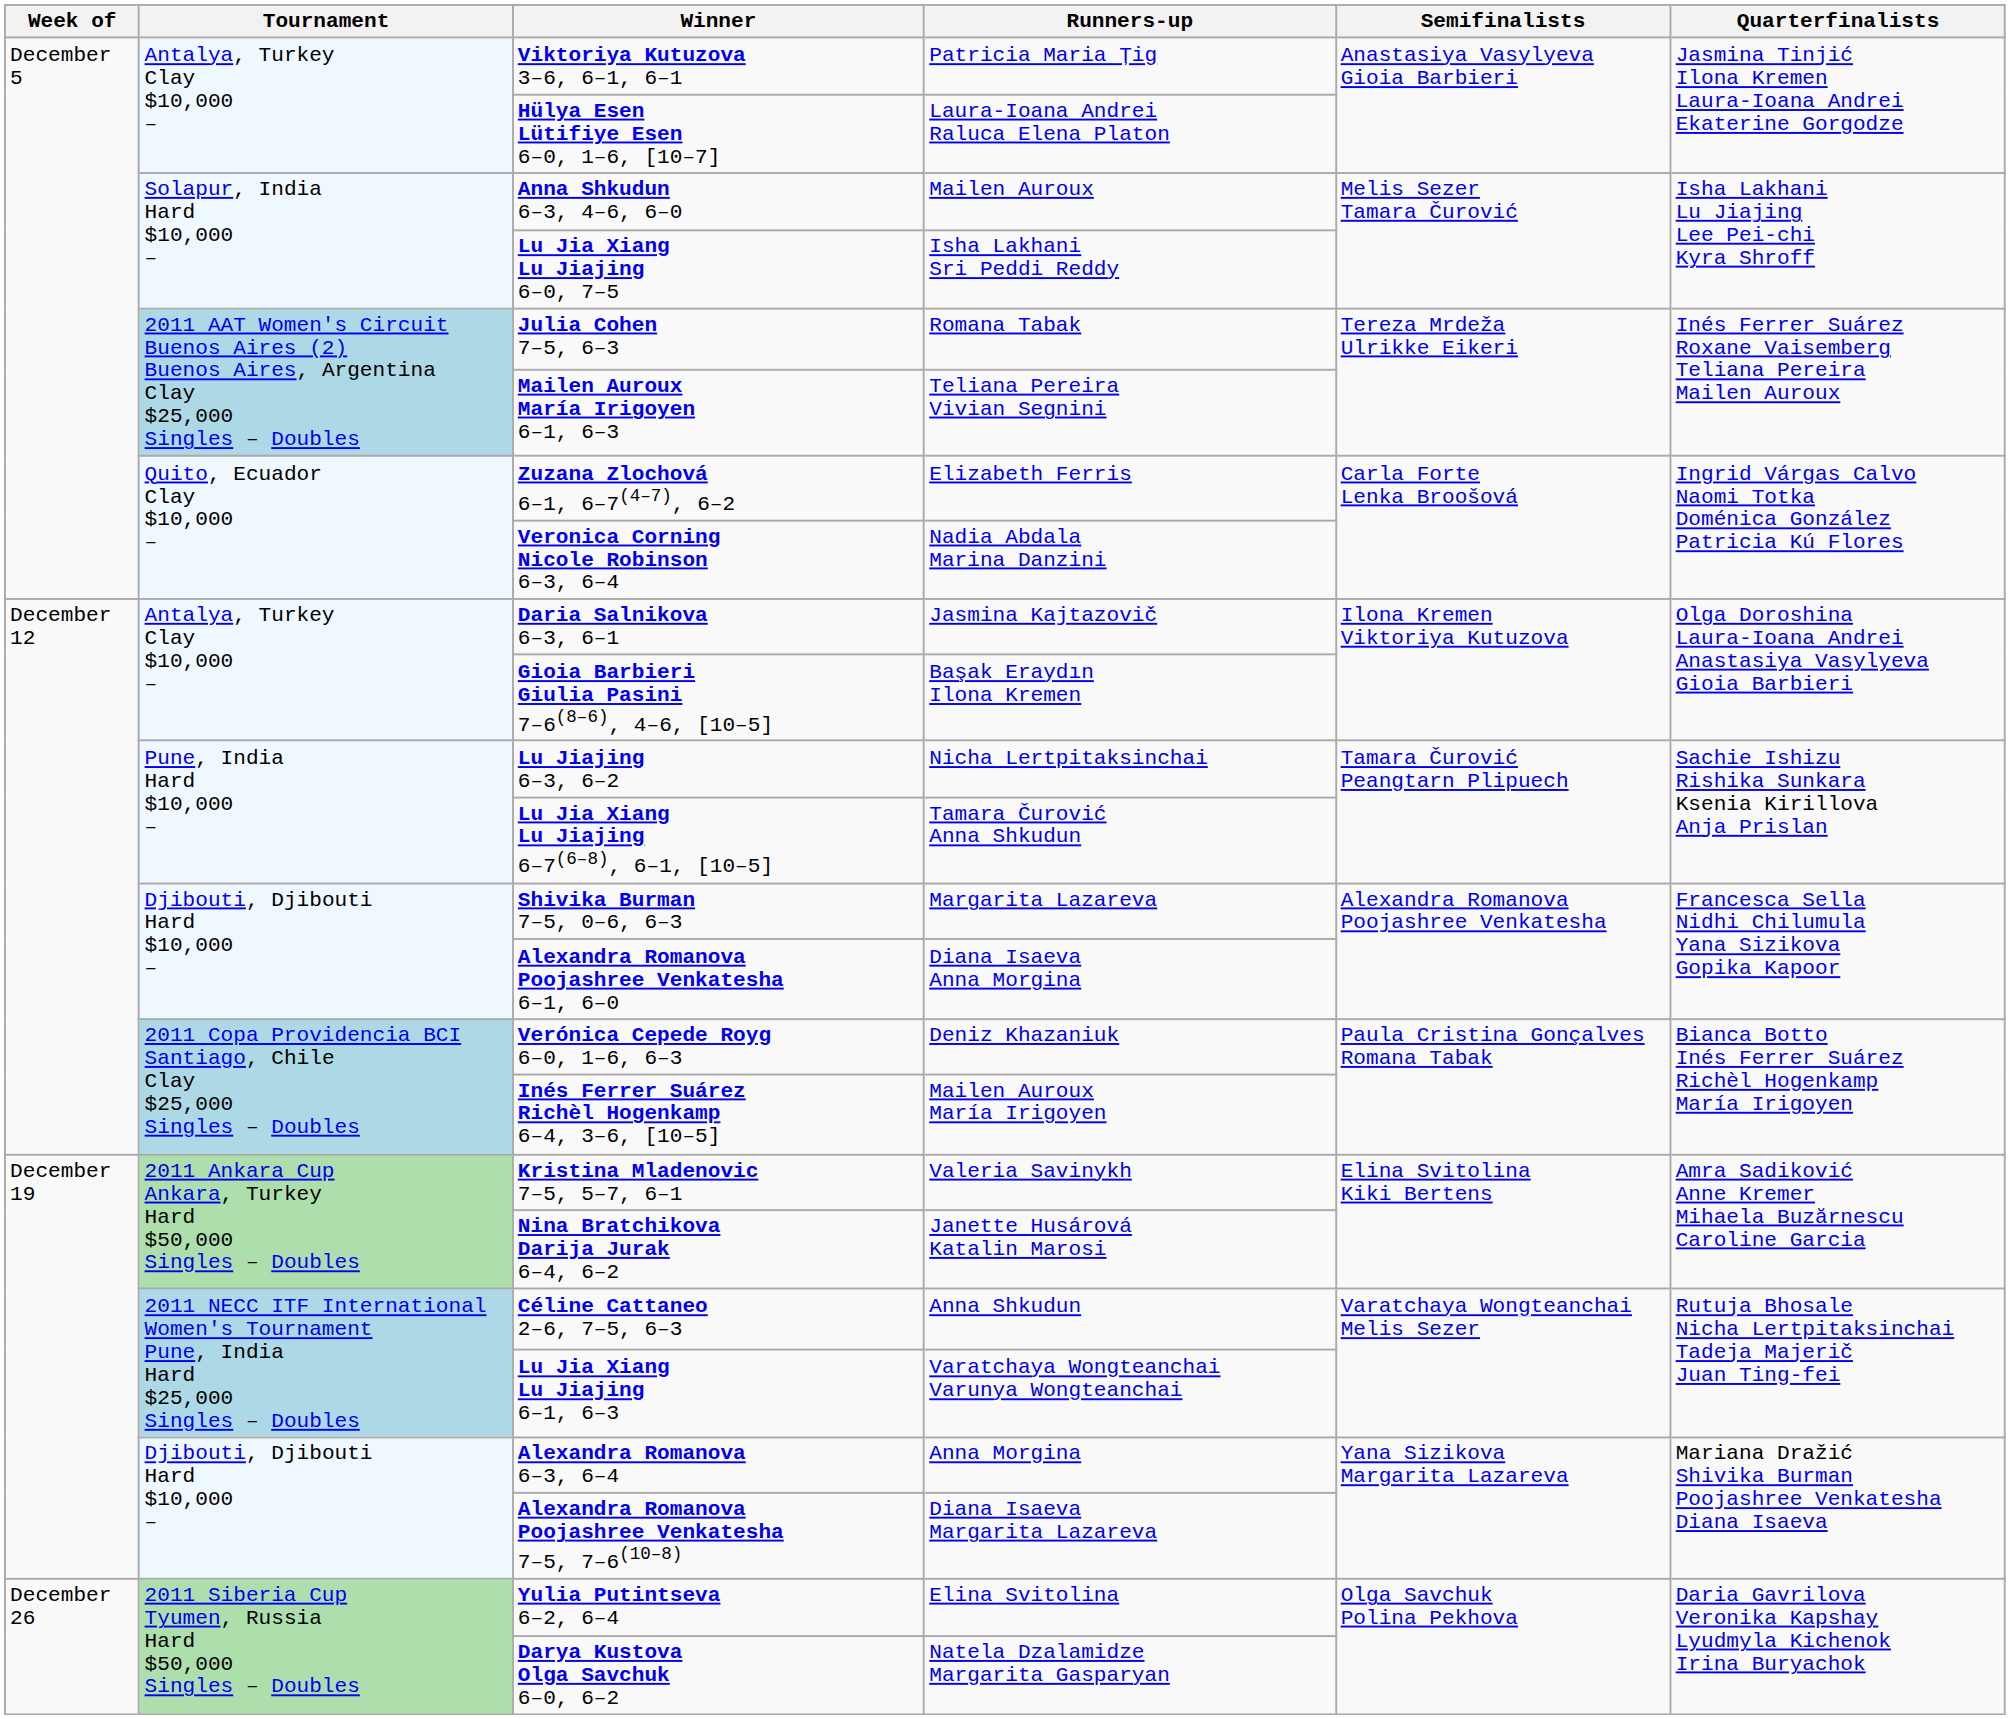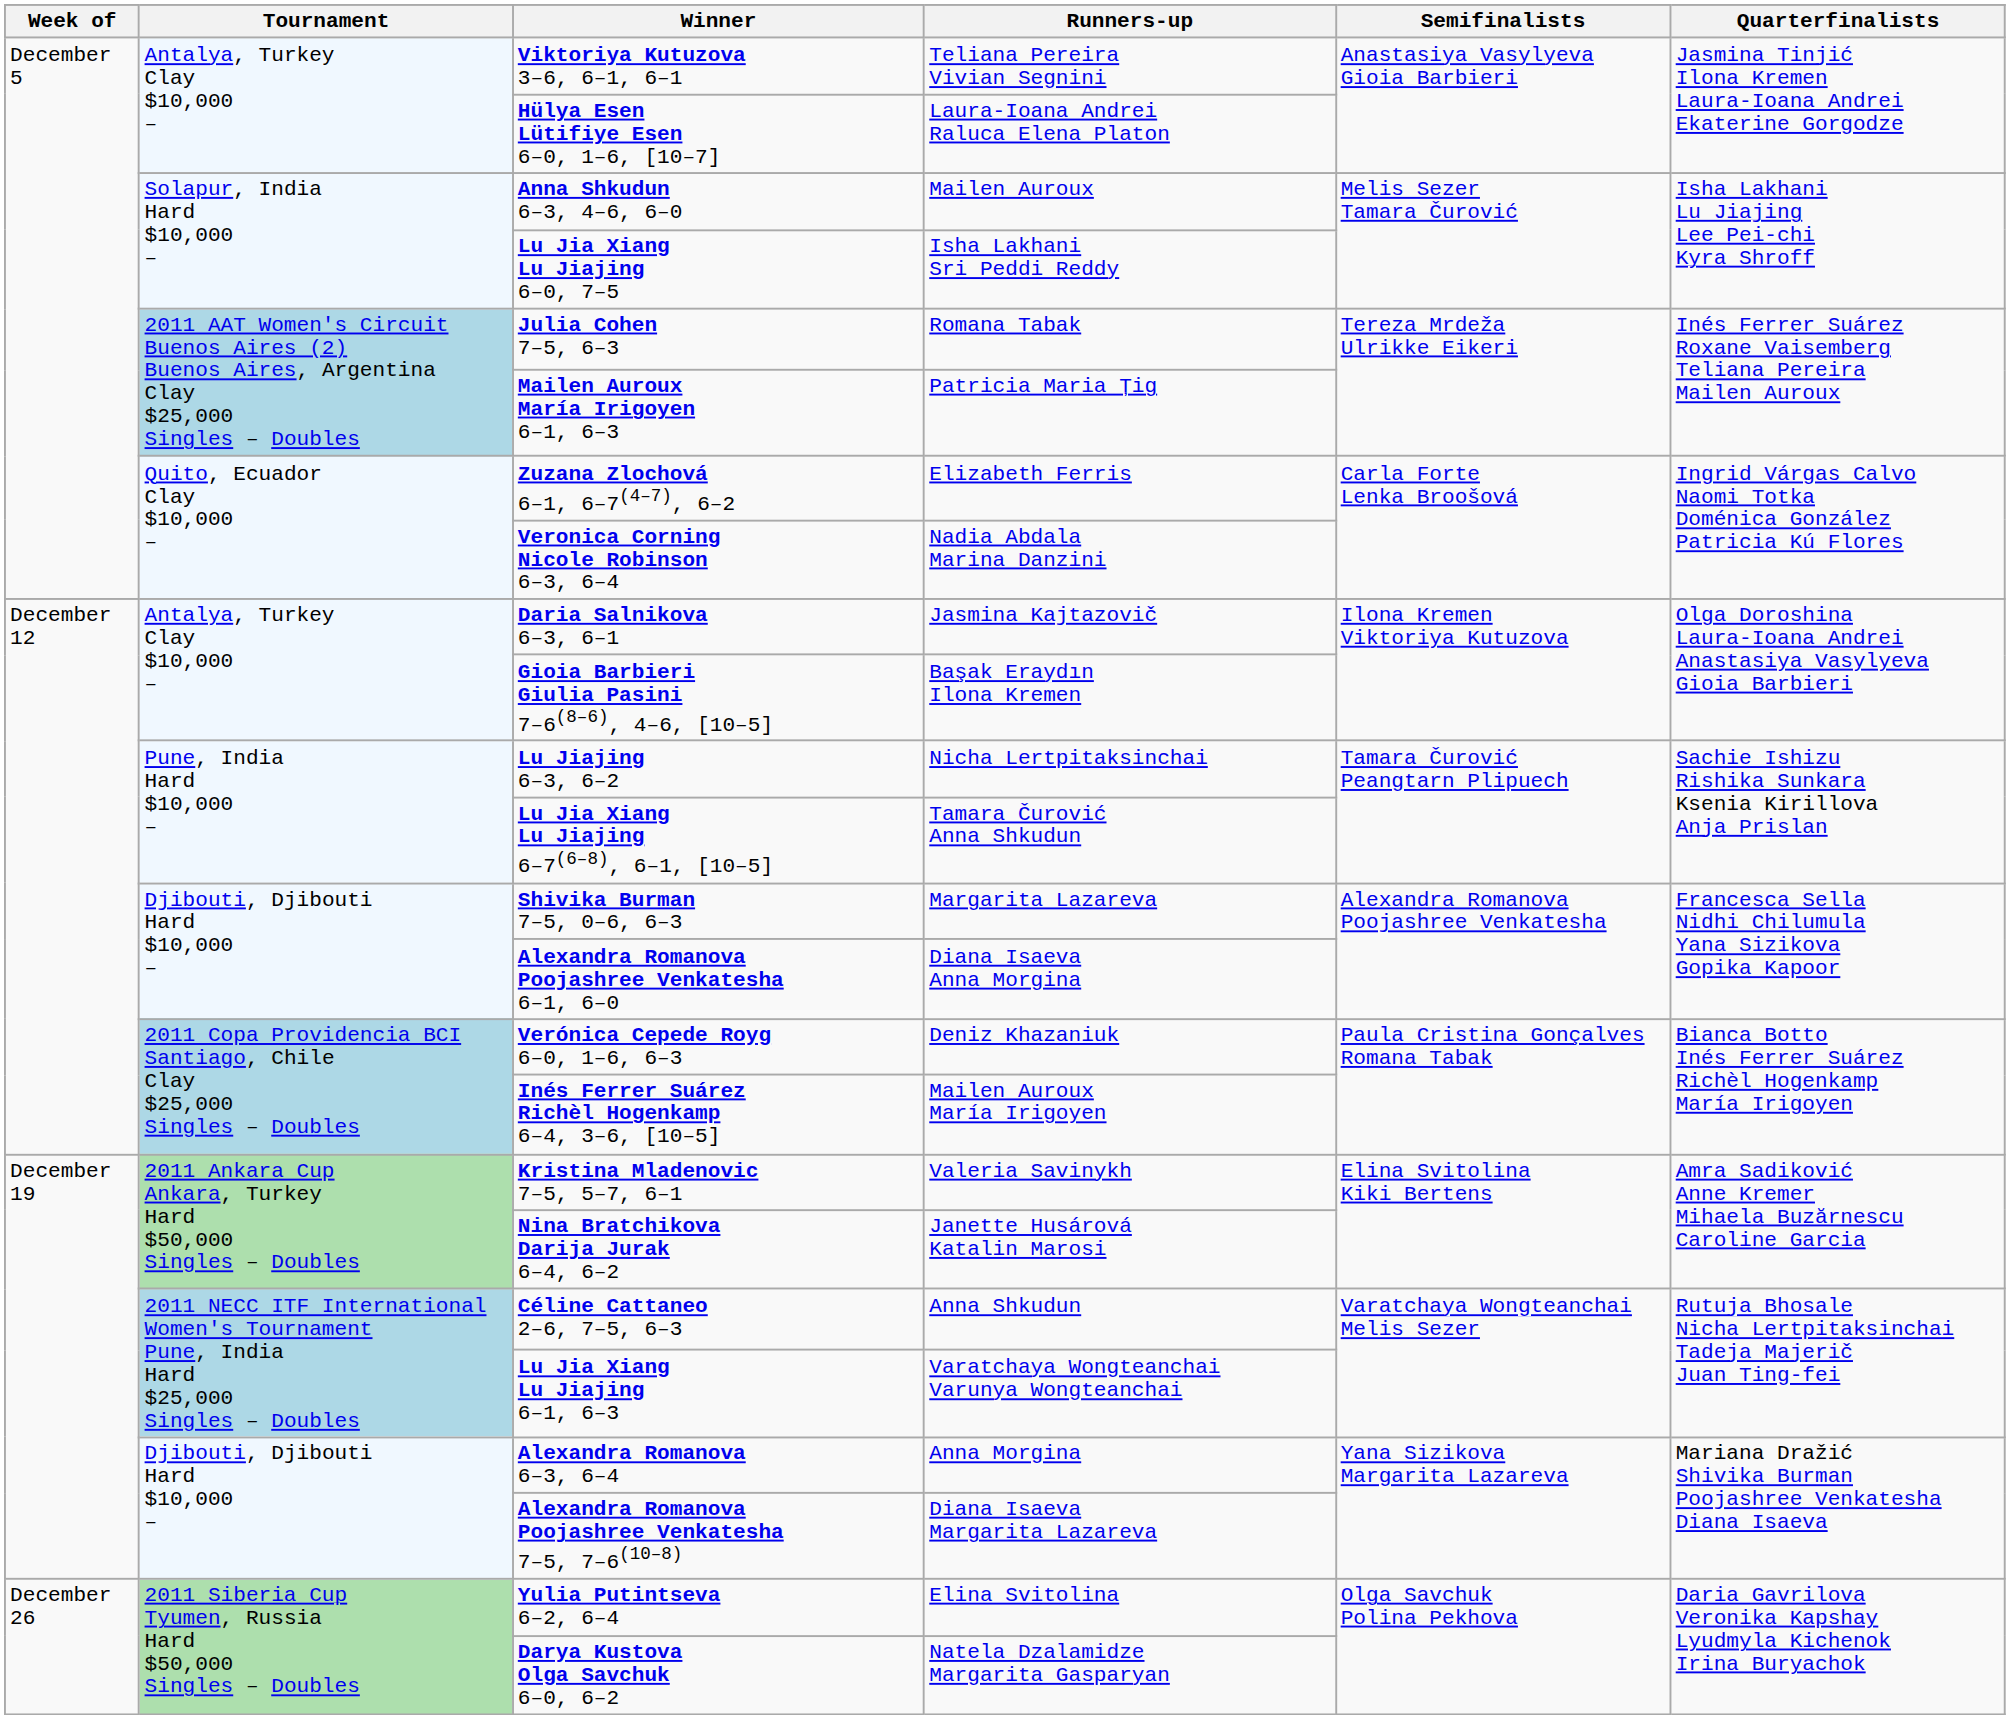(1043, 55) Patricia Maria Țig -> (1024, 66) Teliana Pereira Vivian Segnini
(1024, 398) Teliana Pereira Vivian Segnini -> (1043, 387) Patricia Maria Țig
